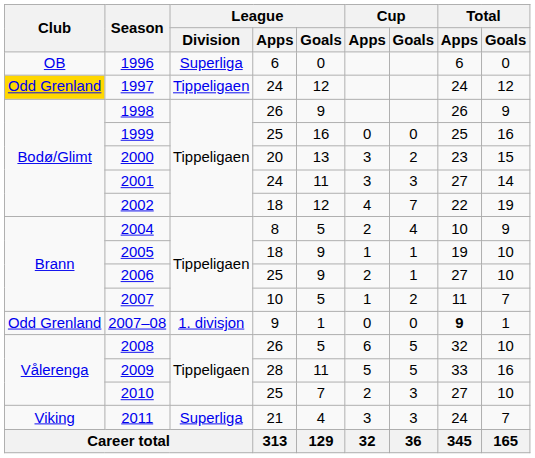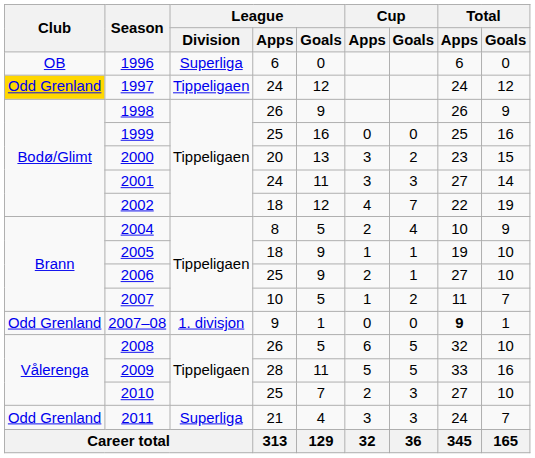(55, 417) Viking -> (55, 417) Odd Grenland
